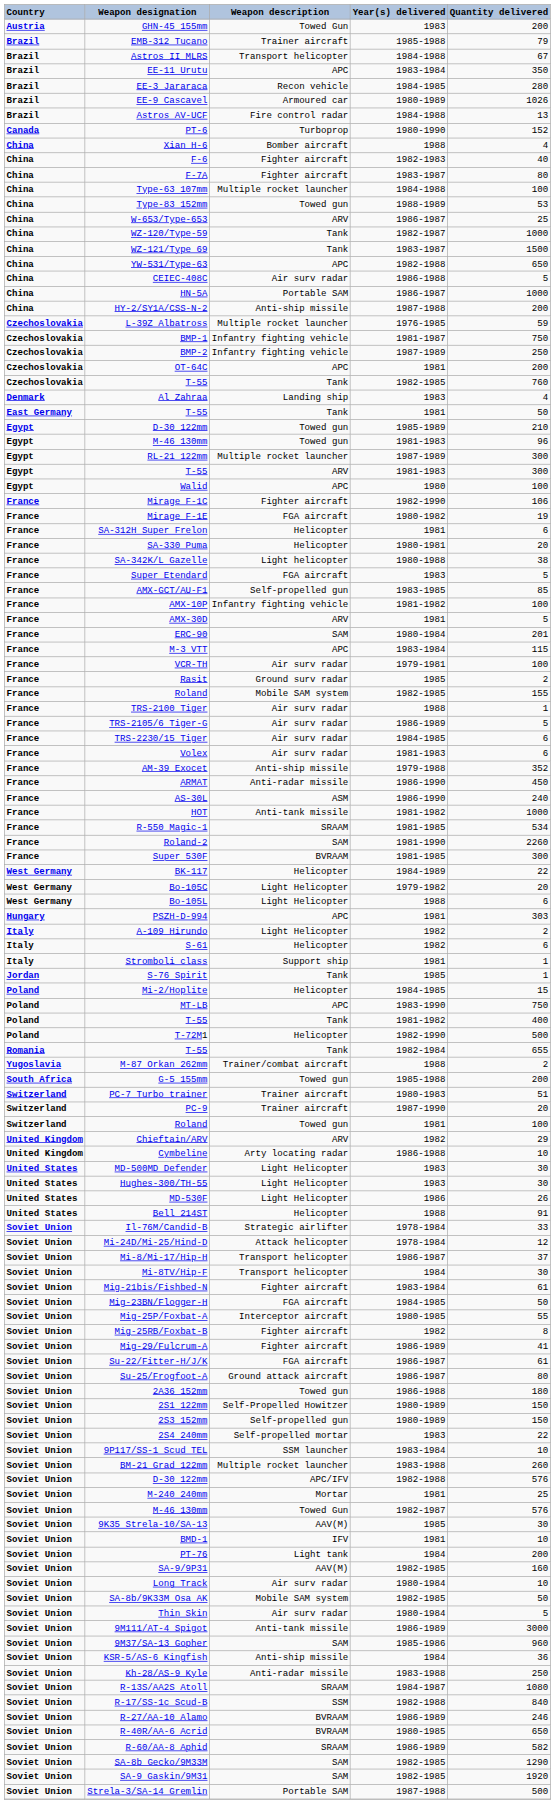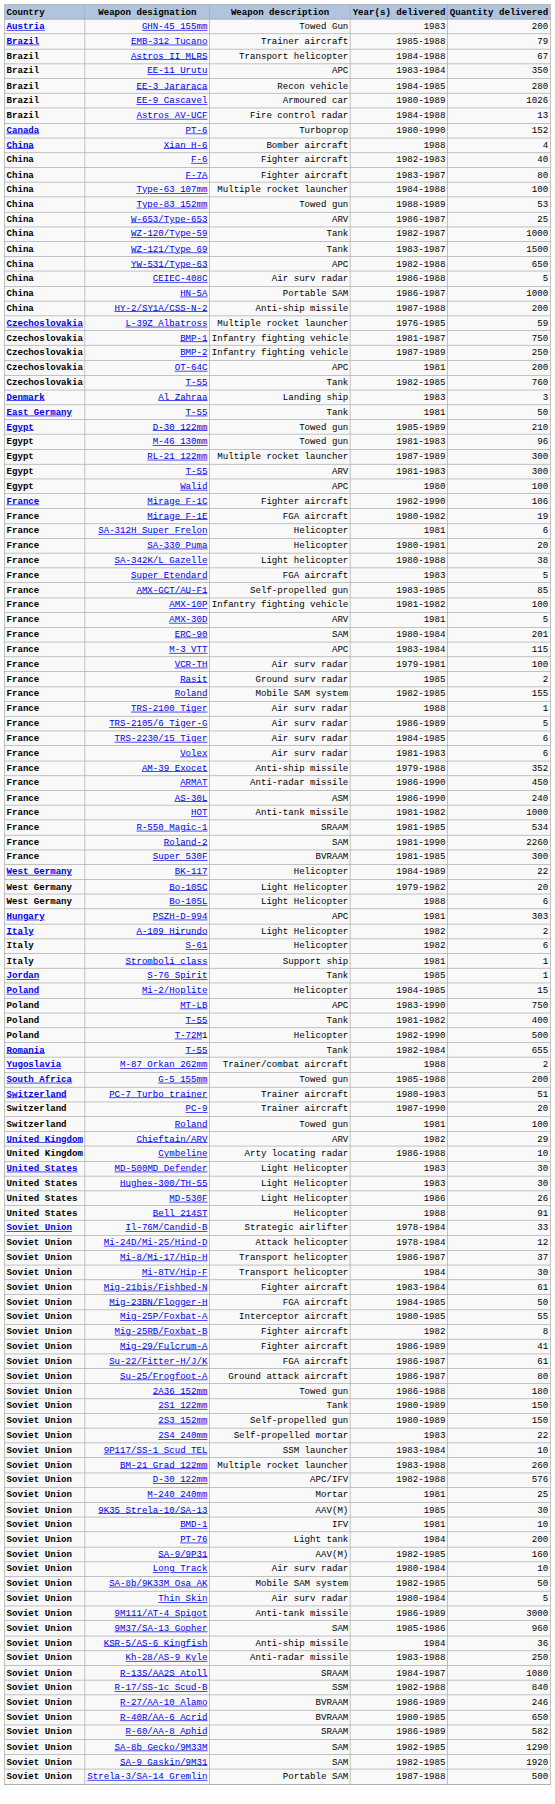(545, 397) 4 -> (545, 397) 3
(286, 1406) Self-Propelled Howitzer -> (337, 1406) Tank
- row: (180, 1510)
